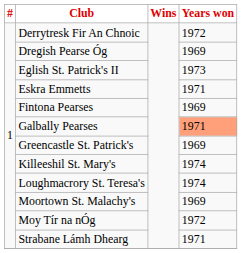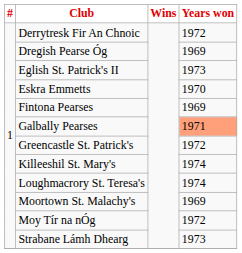(194, 88) 1971 -> (194, 88) 1970
(194, 145) 1969 -> (194, 145) 1972
(194, 239) 1971 -> (194, 239) 1973
